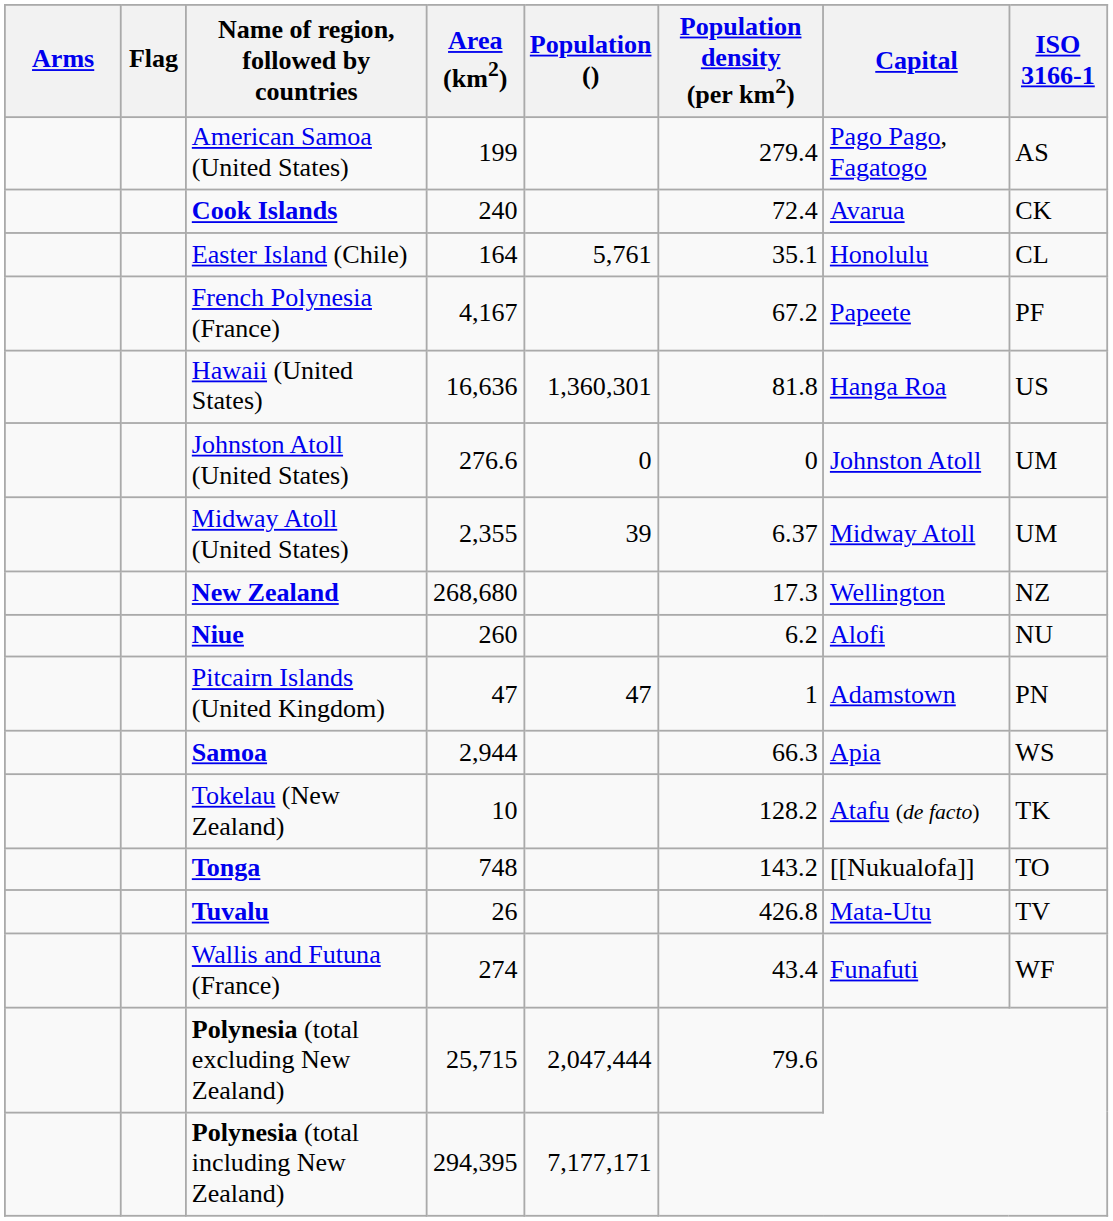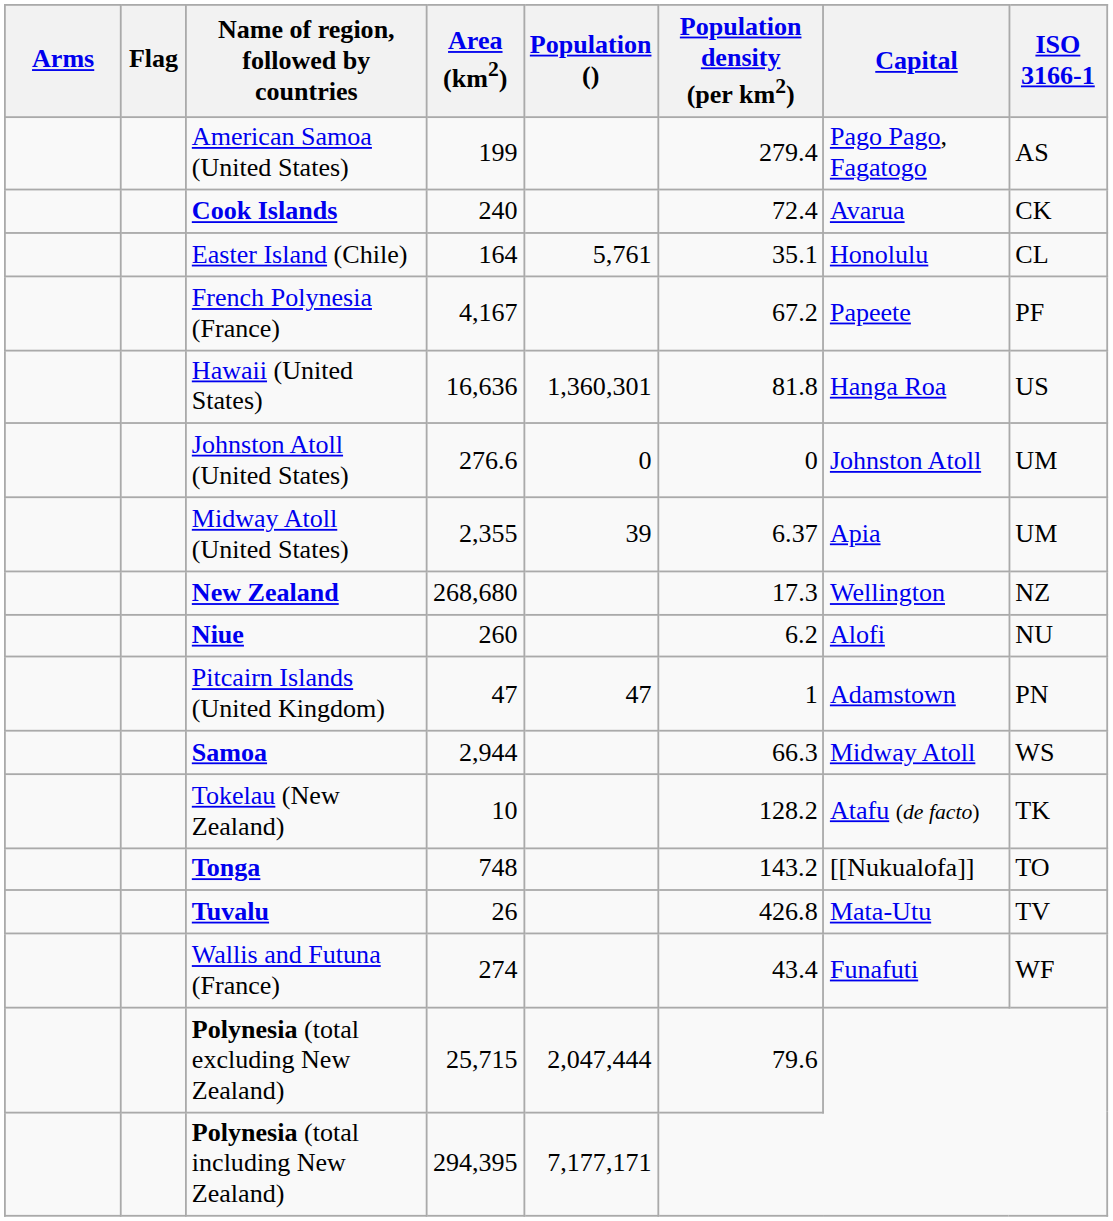(903, 534) Midway Atoll -> (855, 534) Apia
(855, 752) Apia -> (903, 752) Midway Atoll
